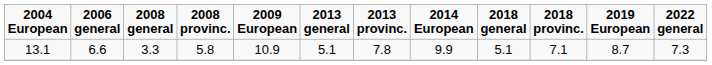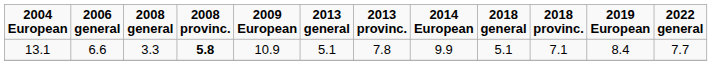(205, 49) normal -> (205, 49) bold
(620, 49) 8.7 -> (620, 49) 8.4
(680, 49) 7.3 -> (680, 49) 7.7
